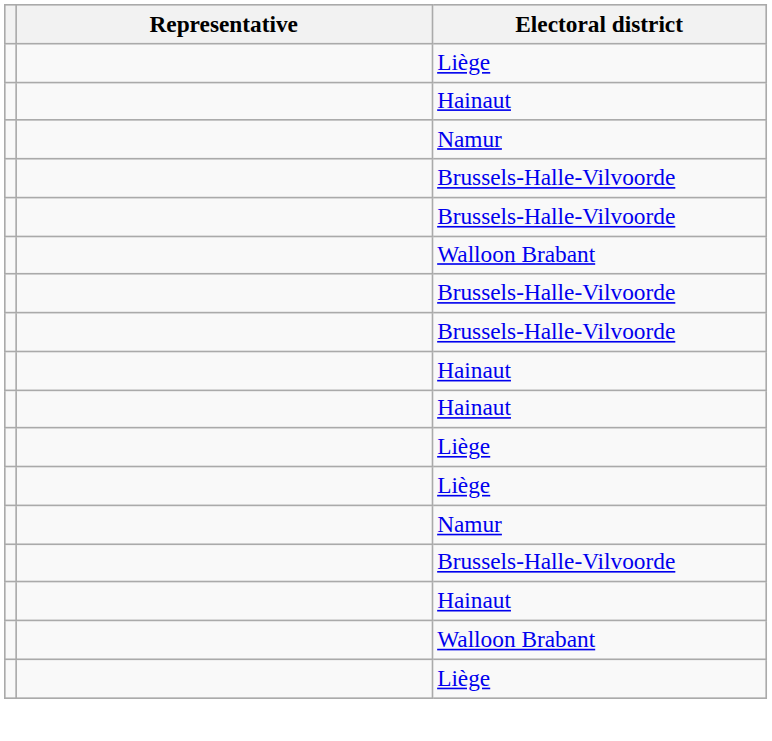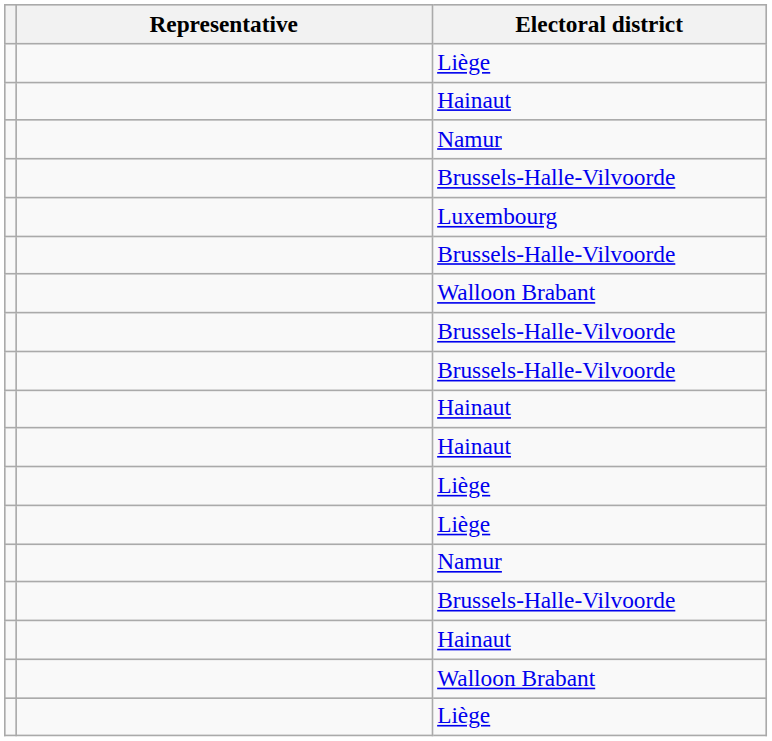+ row: (10, 217)
